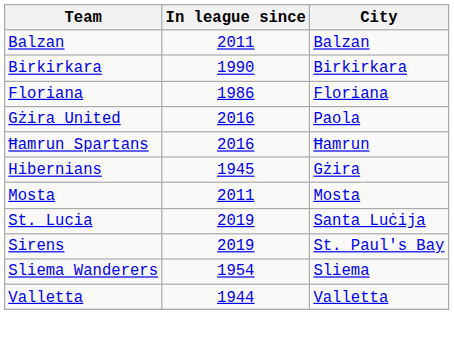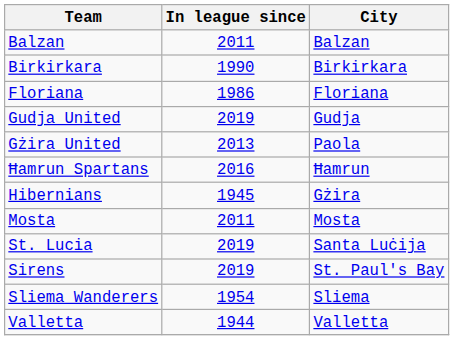+ row: (64, 119)
(236, 119) 2016 -> (236, 144) 2013
